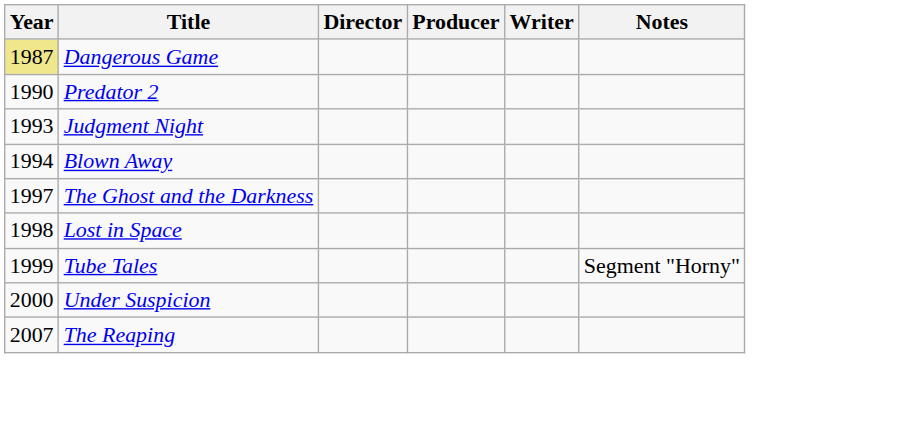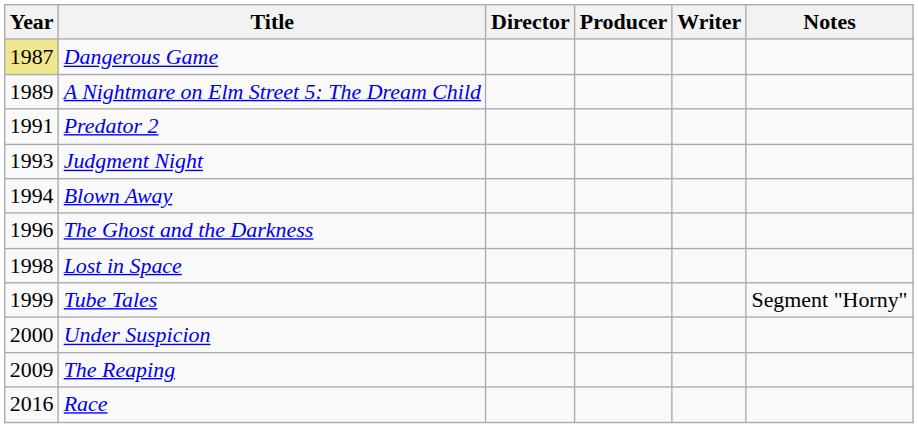+ row: (272, 91)
(32, 91) 1990 -> (32, 126) 1991
(32, 195) 1997 -> (32, 230) 1996
(32, 334) 2007 -> (32, 369) 2009
+ row: (86, 404)
